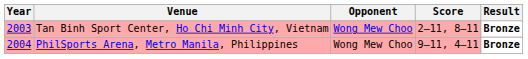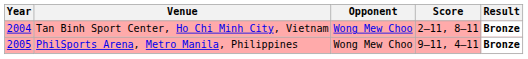(19, 29) 2003 -> (19, 29) 2004
(19, 46) 2004 -> (19, 46) 2005
